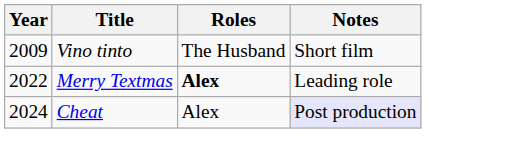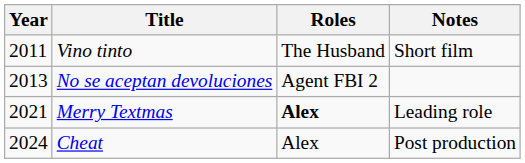(28, 50) 2009 -> (28, 50) 2011
+ row: (165, 81)
(28, 81) 2022 -> (28, 111) 2021
(355, 111) lavender background -> (455, 142) no background
